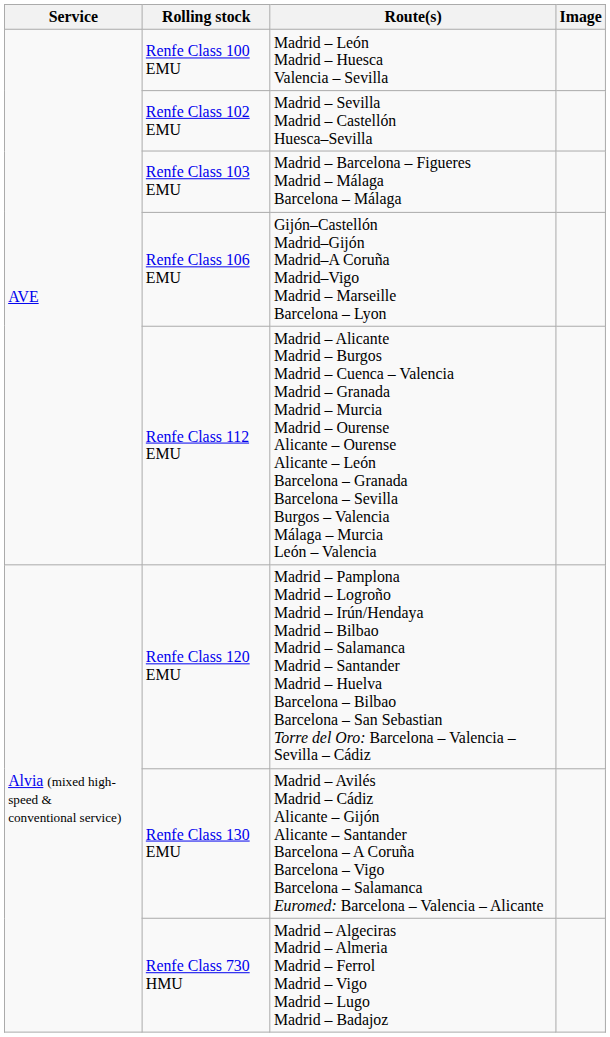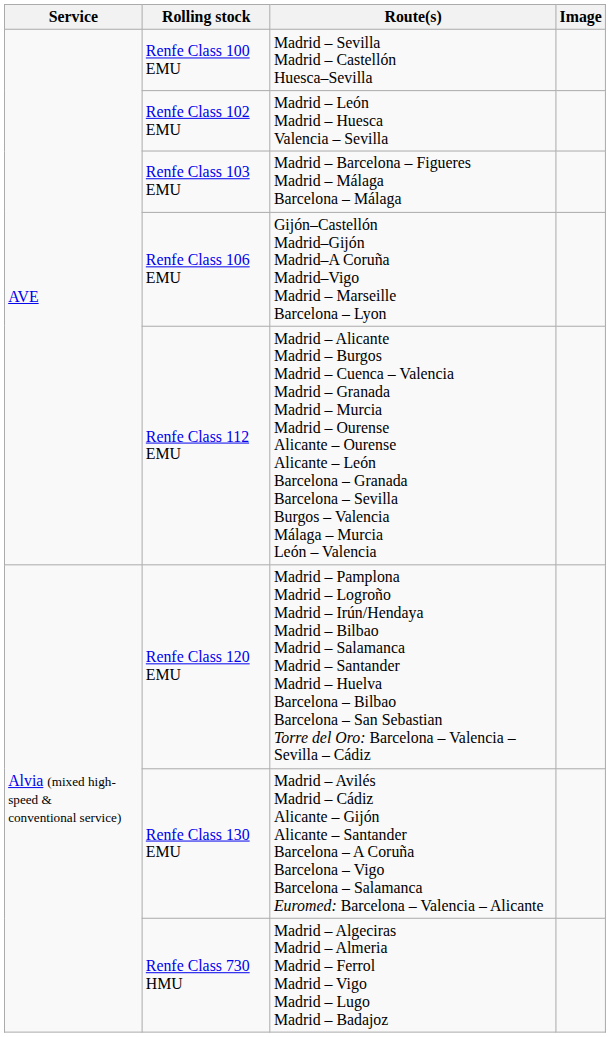(331, 60) Madrid – León Madrid – Huesca Valencia – Sevilla -> (335, 60) Madrid – Sevilla Madrid – Castellón Huesca–Sevilla
(335, 120) Madrid – Sevilla Madrid – Castellón Huesca–Sevilla -> (331, 120) Madrid – León Madrid – Huesca Valencia – Sevilla
